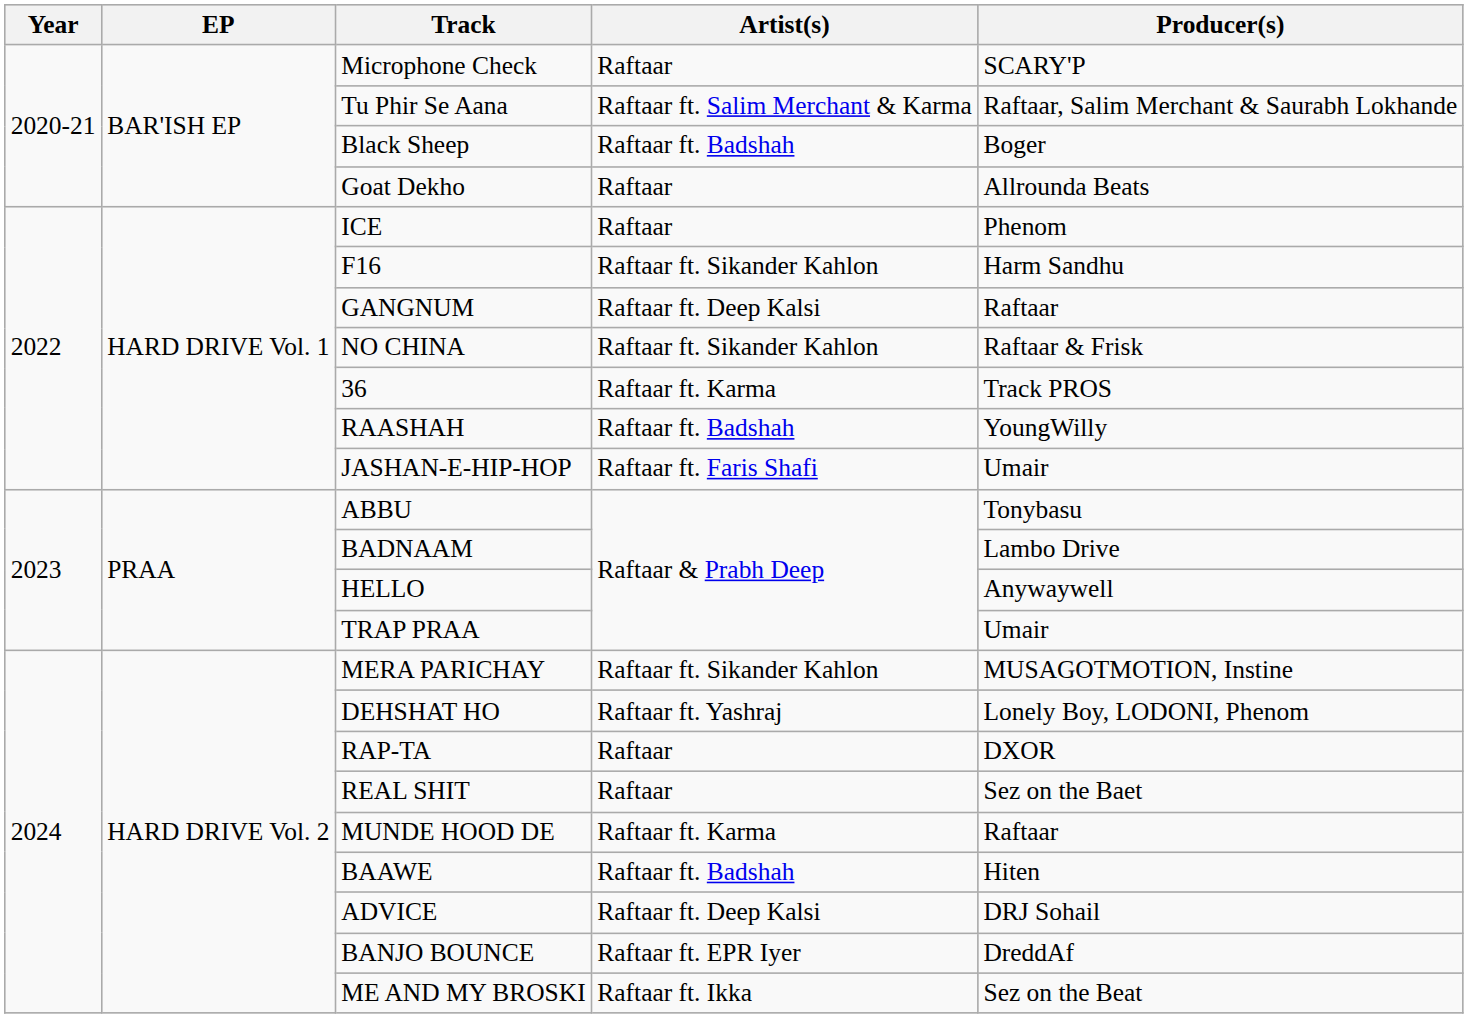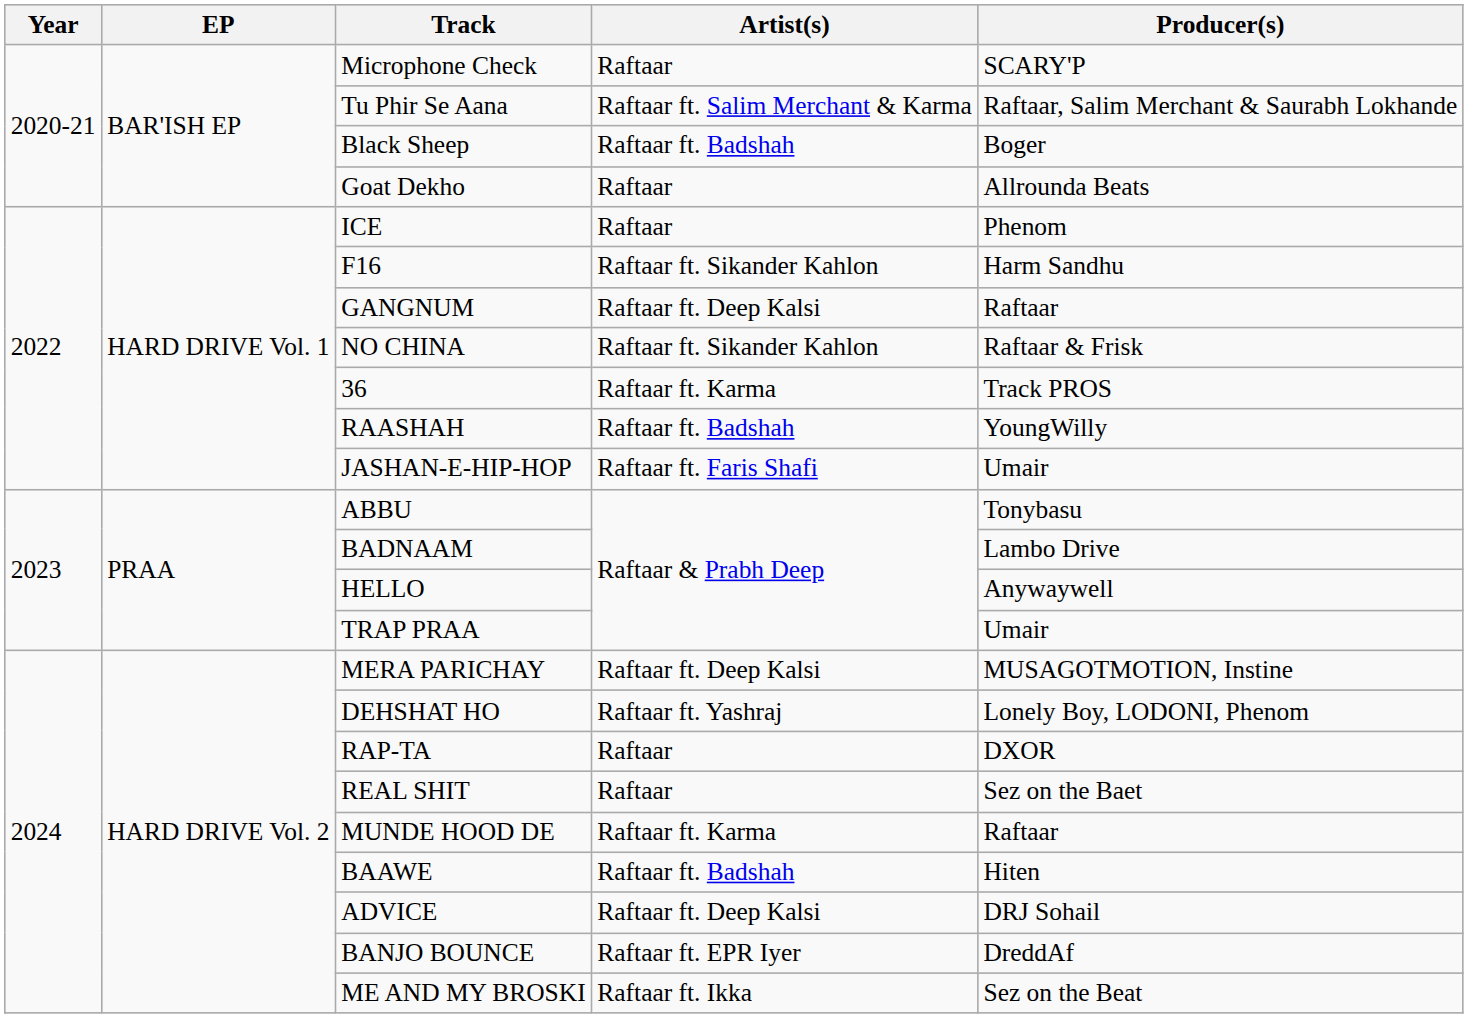(738, 670) Raftaar ft. Sikander Kahlon -> (709, 670) Raftaar ft. Deep Kalsi
